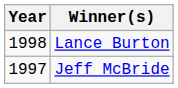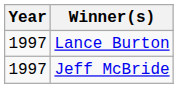(28, 44) 1998 -> (28, 44) 1997
